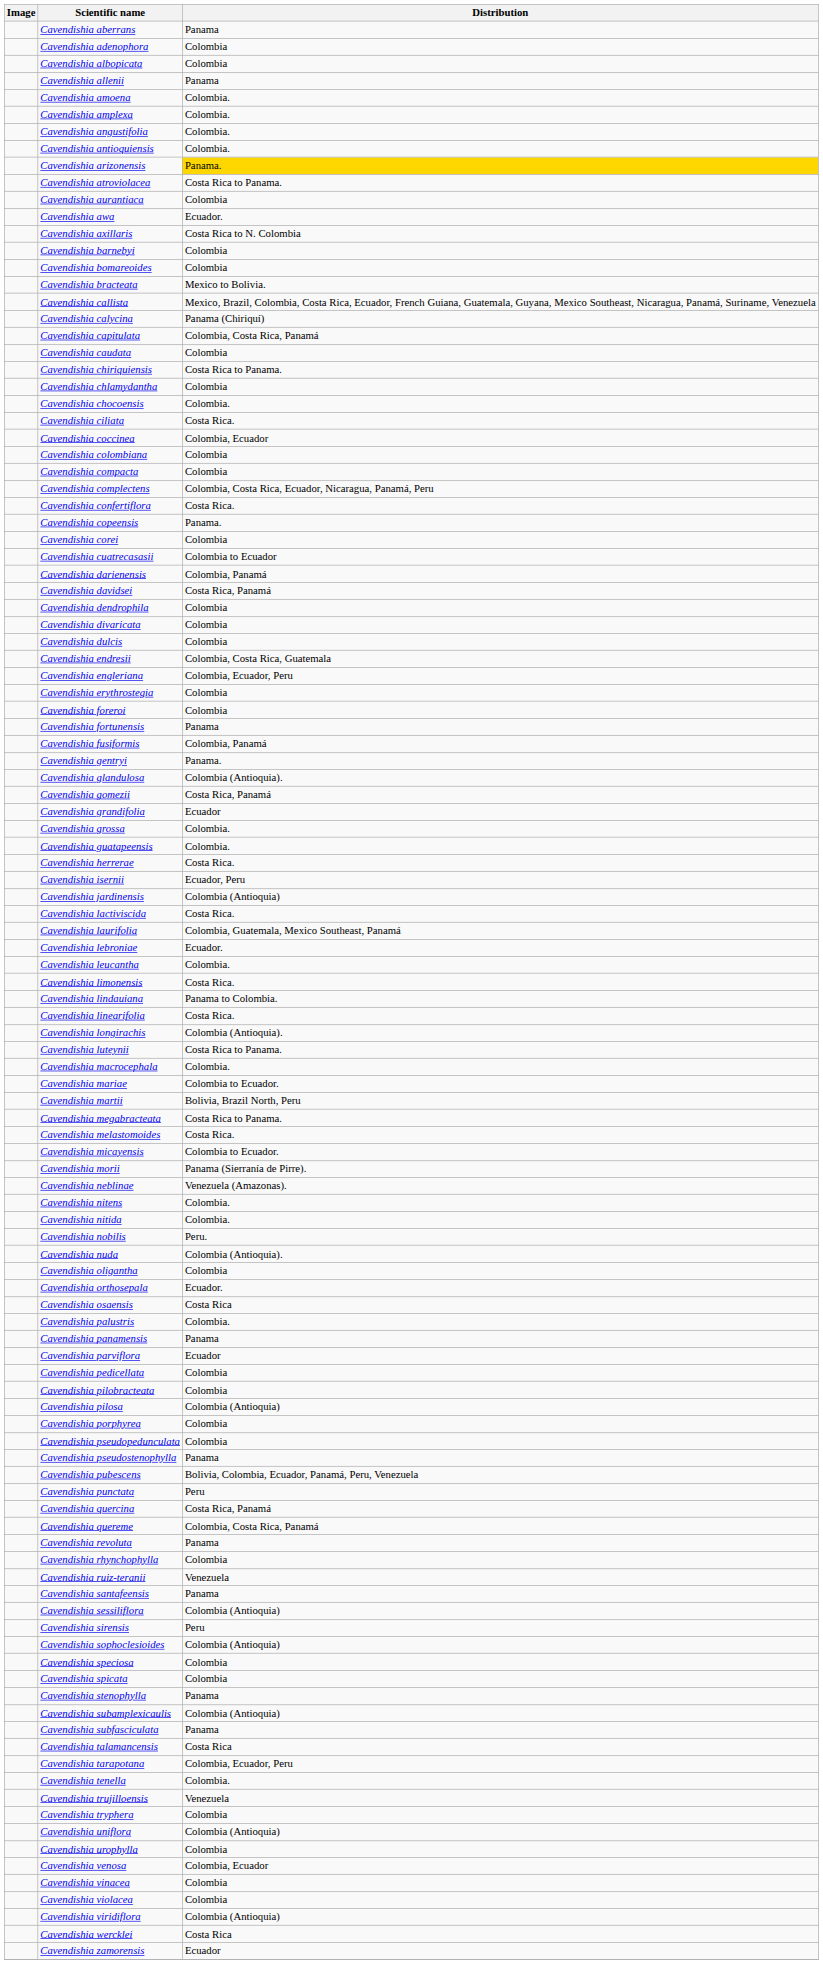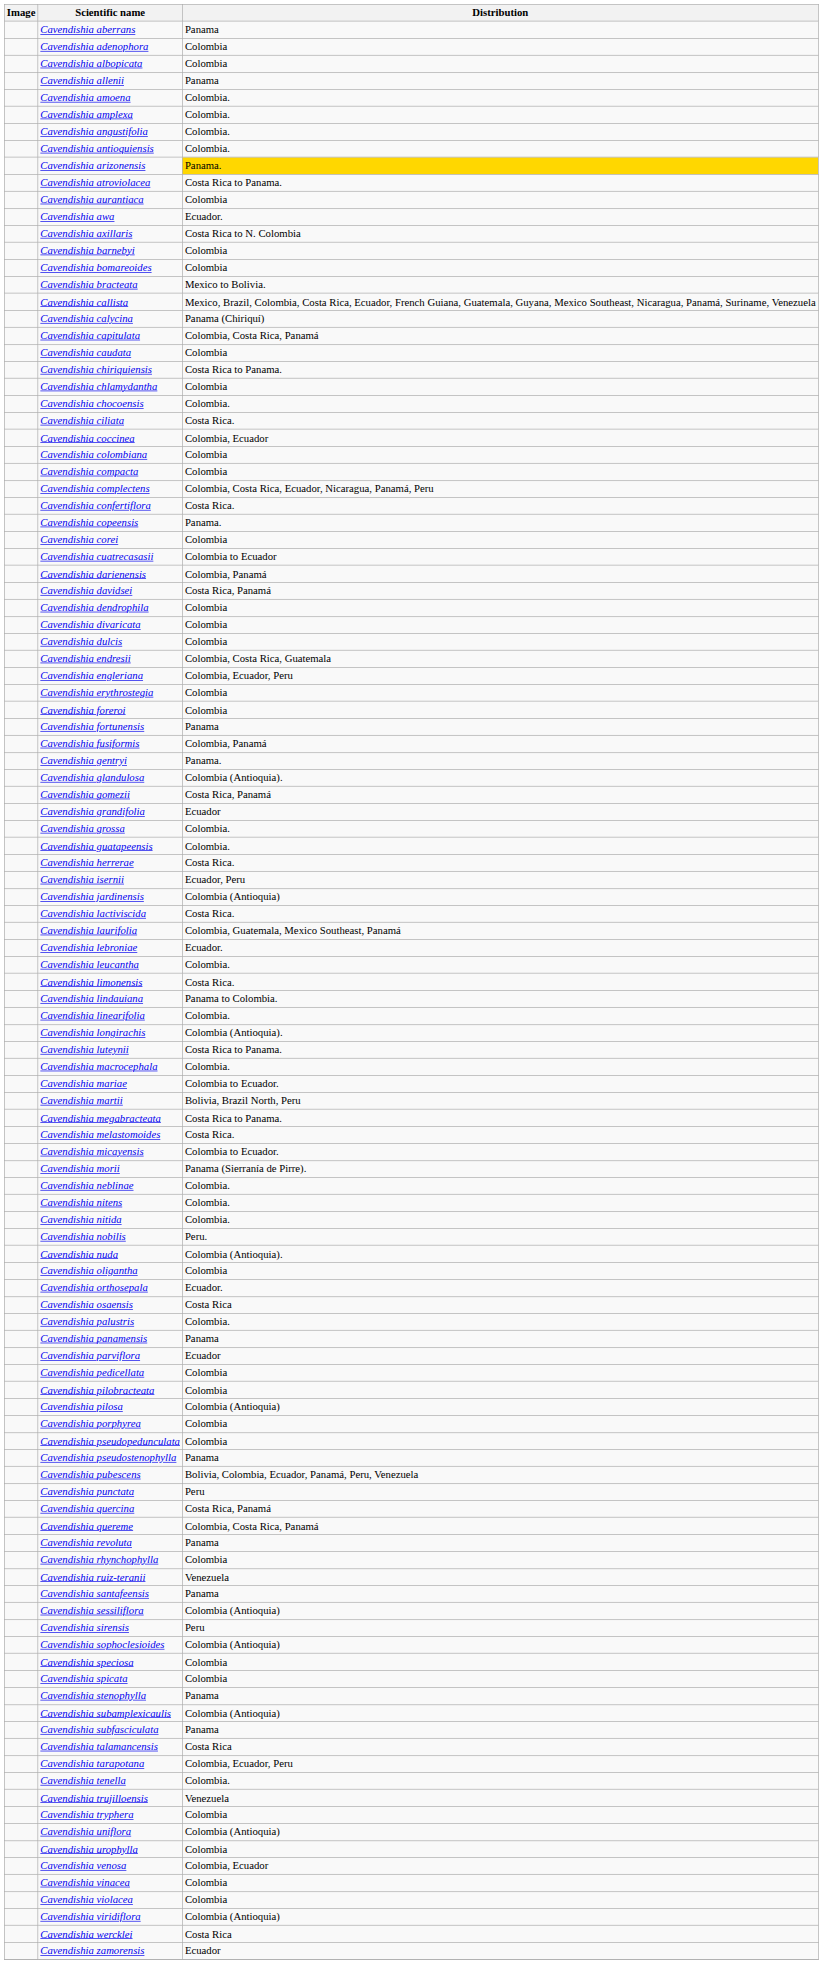(210, 1016) Costa Rica. -> (207, 1016) Colombia.
(236, 1186) Venezuela (Amazonas). -> (207, 1186) Colombia.
